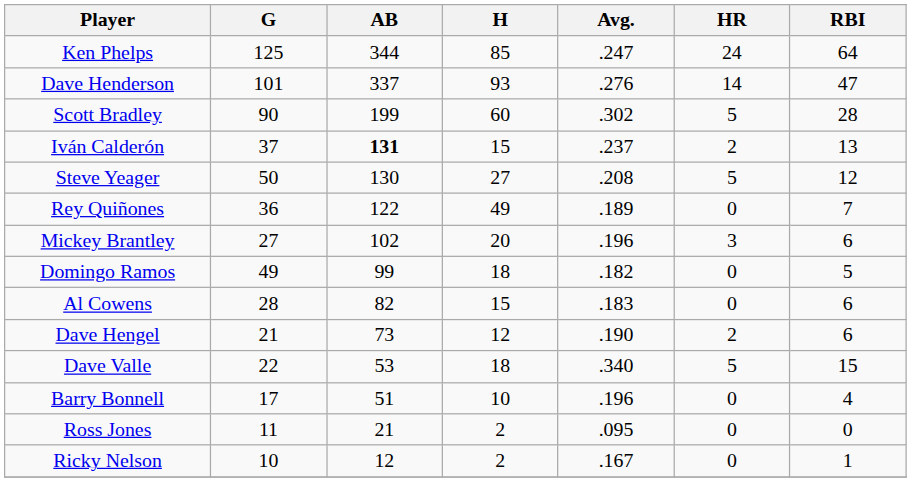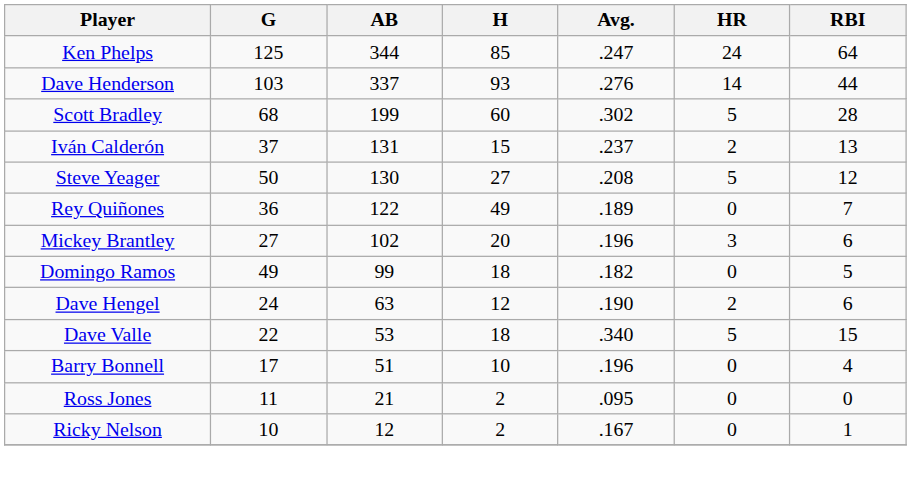(268, 83) 101 -> (268, 83) 103
(848, 83) 47 -> (848, 83) 44
(268, 114) 90 -> (268, 114) 68
(384, 146) bold -> (384, 146) normal
- row: (108, 303)
(268, 334) 21 -> (268, 303) 24
(384, 334) 73 -> (384, 303) 63
